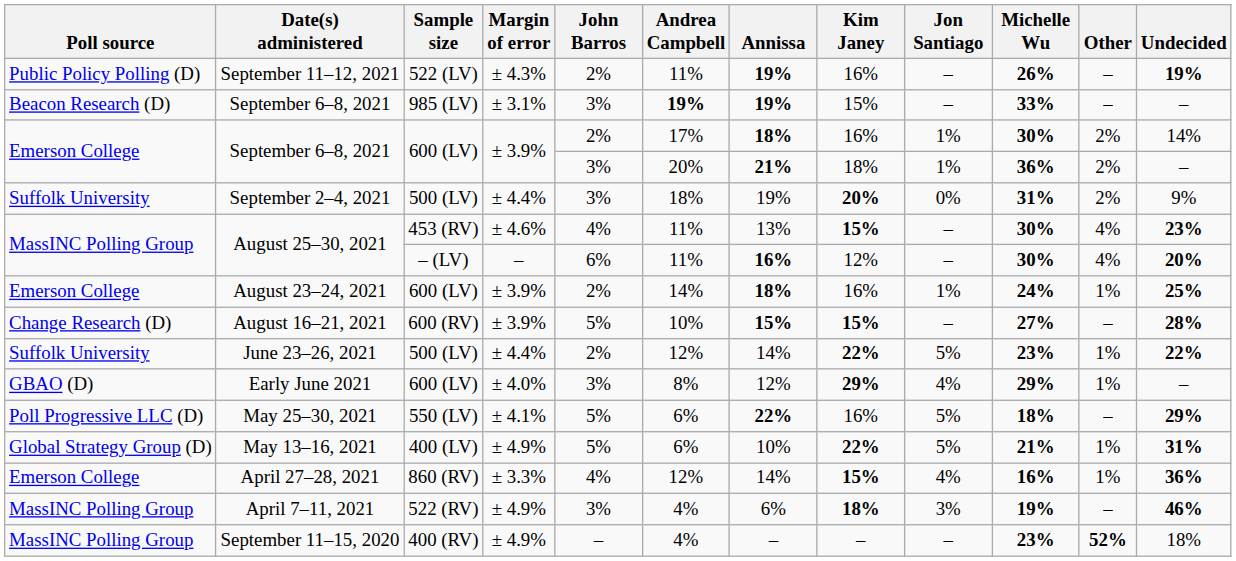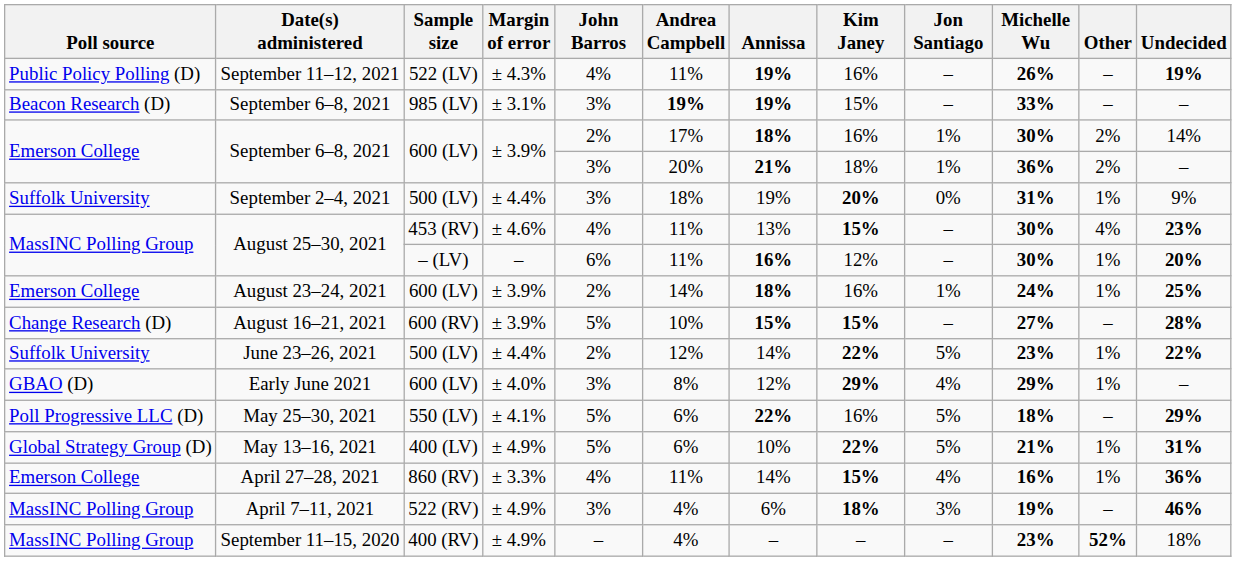(598, 73) 2% -> (598, 73) 4%
(1108, 198) 2% -> (1108, 198) 1%
(1108, 260) 4% -> (1108, 260) 1%
(686, 478) 12% -> (686, 478) 11%
